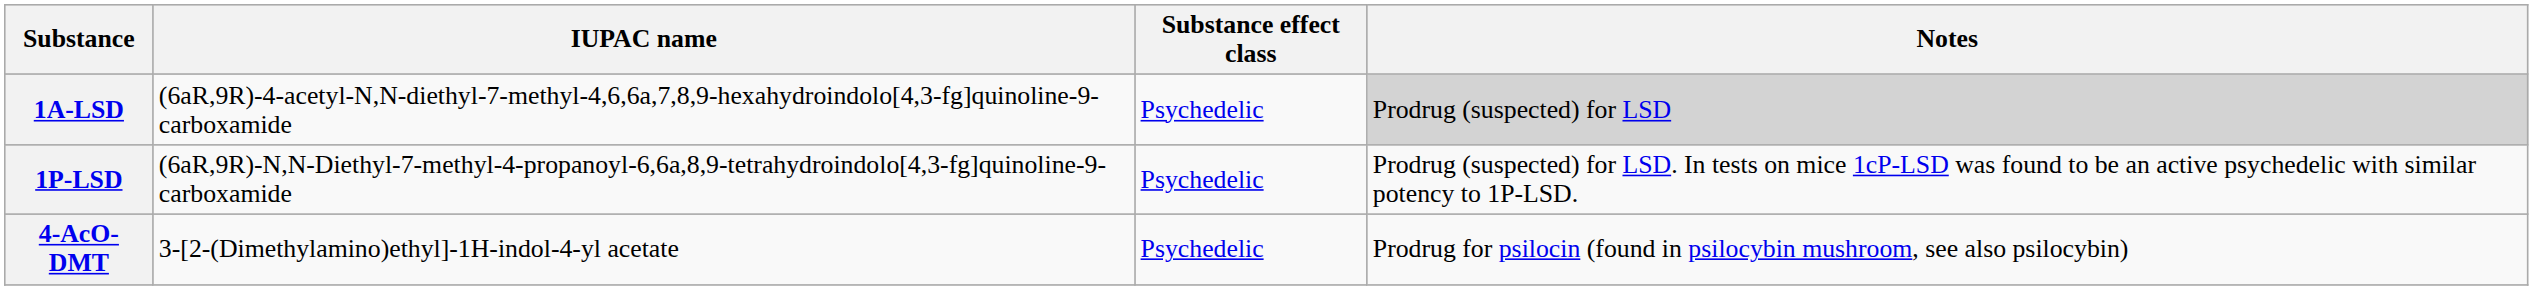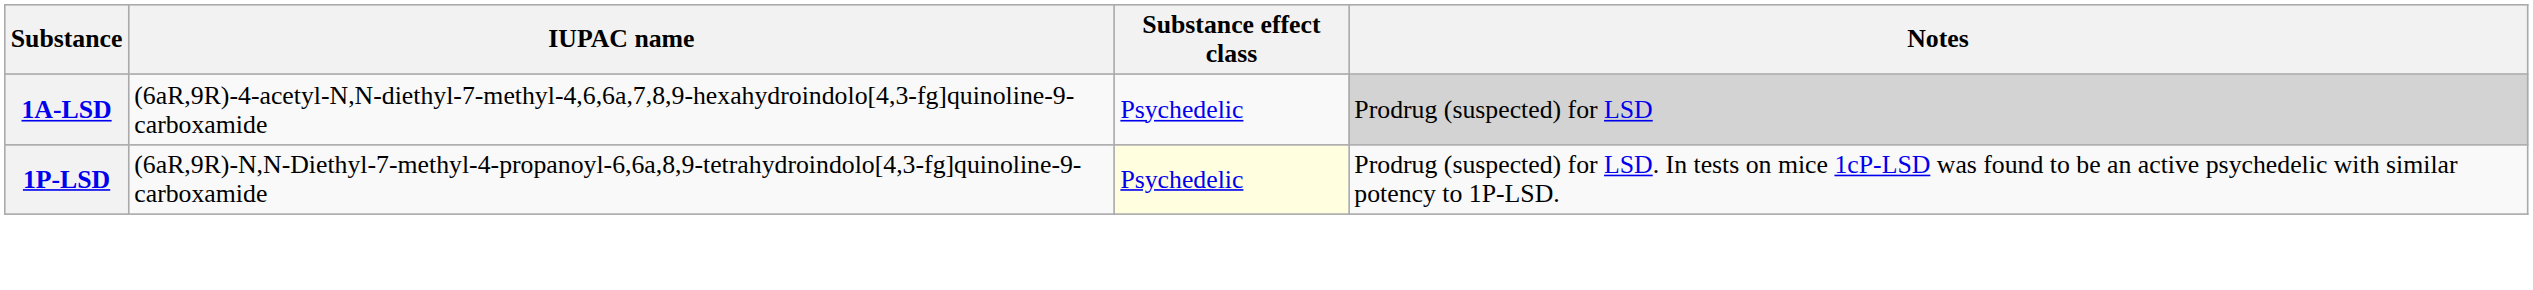(1202, 179) no background -> (1182, 179) lightyellow background
- row: (79, 248)
